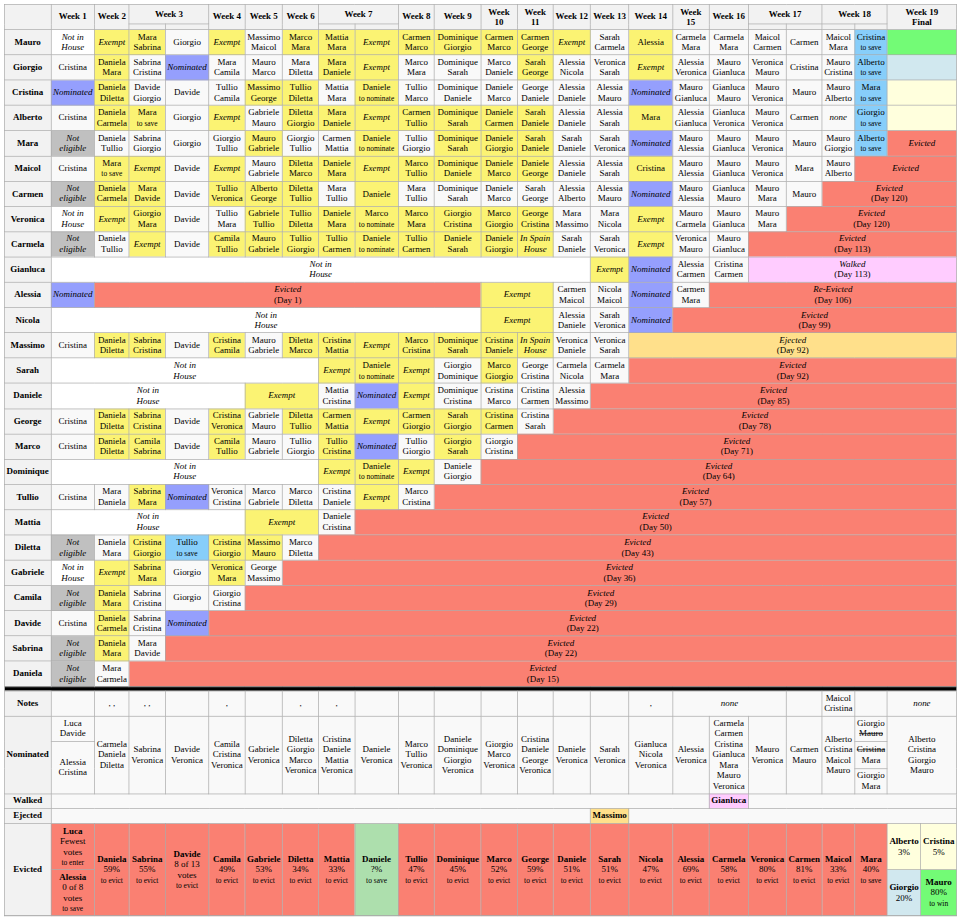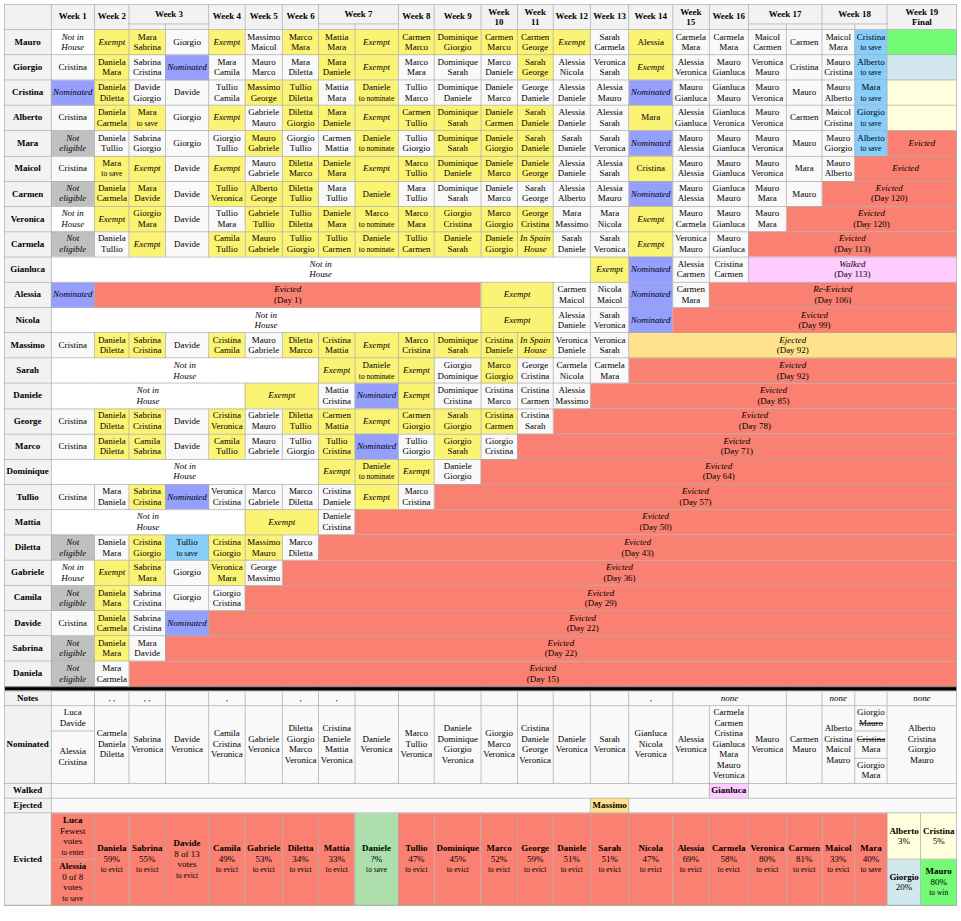(838, 117) none -> (838, 117) Maicol Cristina
(147, 496) Sabrina Mara -> (147, 496) Sabrina Cristina
(838, 703) Maicol Cristina -> (838, 698) none
